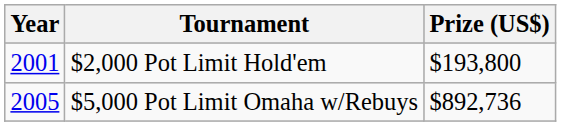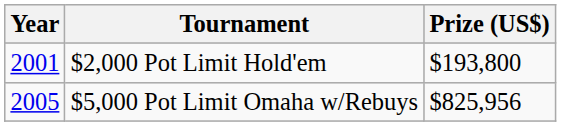(475, 101) $892,736 -> (475, 101) $825,956
